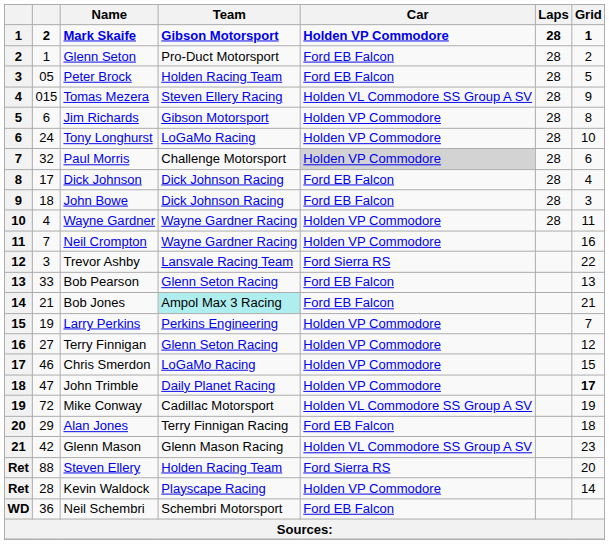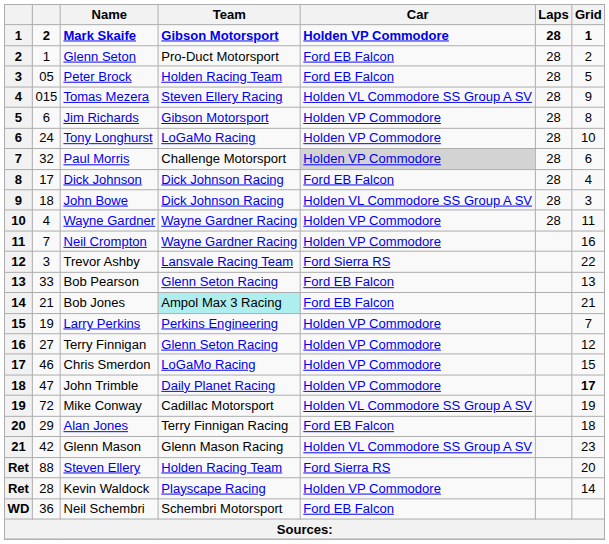(349, 200) Ford EB Falcon -> (418, 200) Holden VL Commodore SS Group A SV
